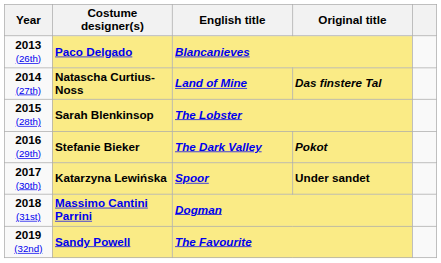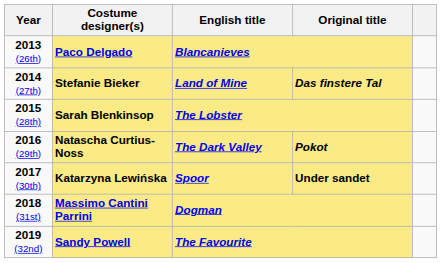(105, 83) Natascha Curtius-Noss -> (97, 83) Stefanie Bieker
(97, 146) Stefanie Bieker -> (105, 146) Natascha Curtius-Noss
